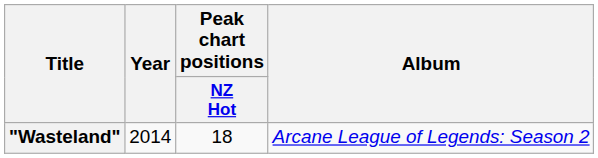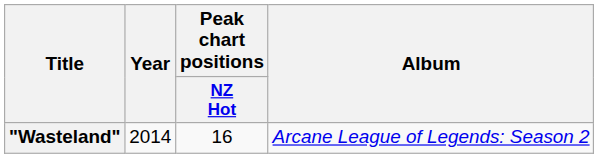(222, 137) 18 -> (222, 137) 16
